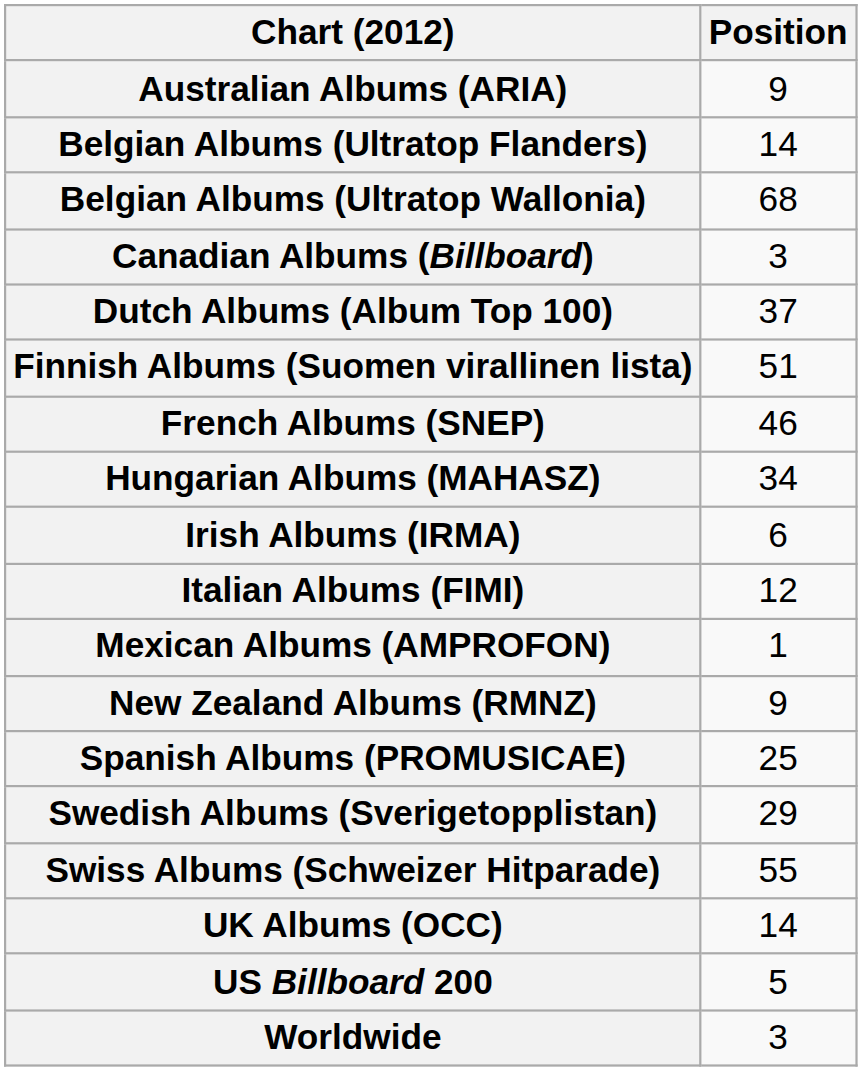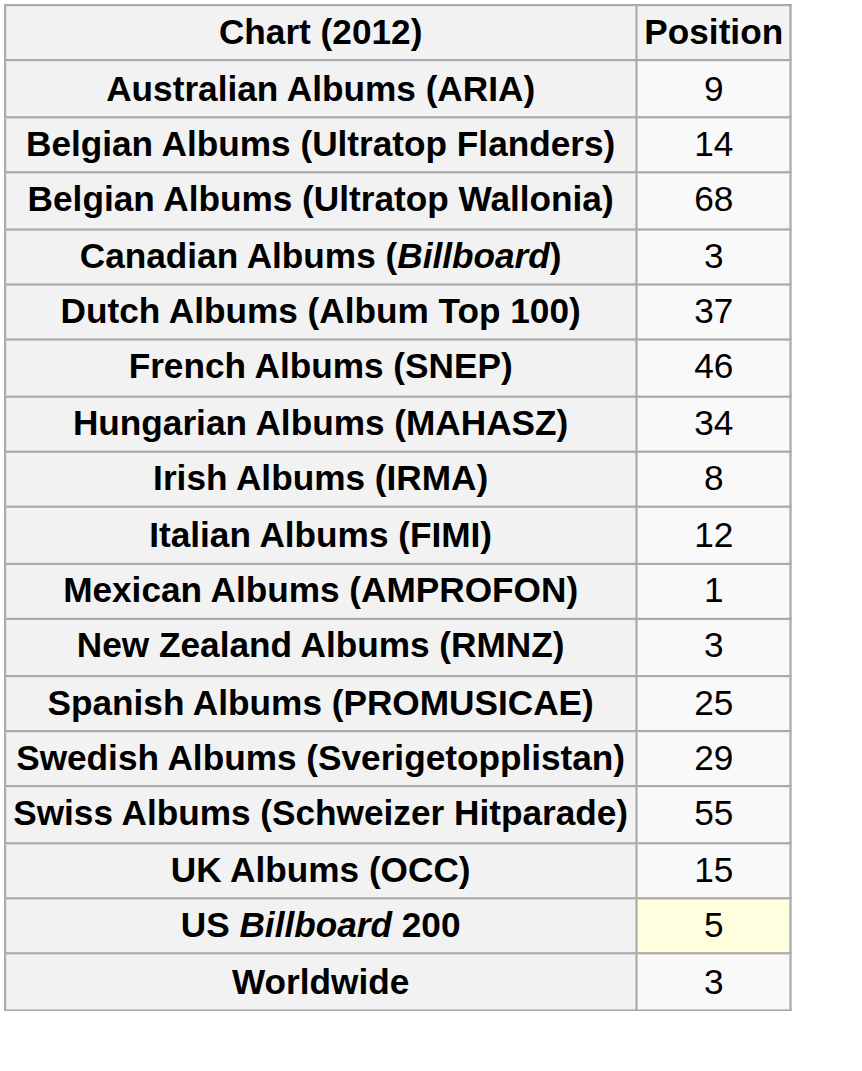- row: (353, 367)
(778, 534) 6 -> (714, 479) 8
(778, 702) 9 -> (714, 646) 3
(778, 925) 14 -> (714, 869) 15
(778, 981) no background -> (714, 925) lightyellow background
